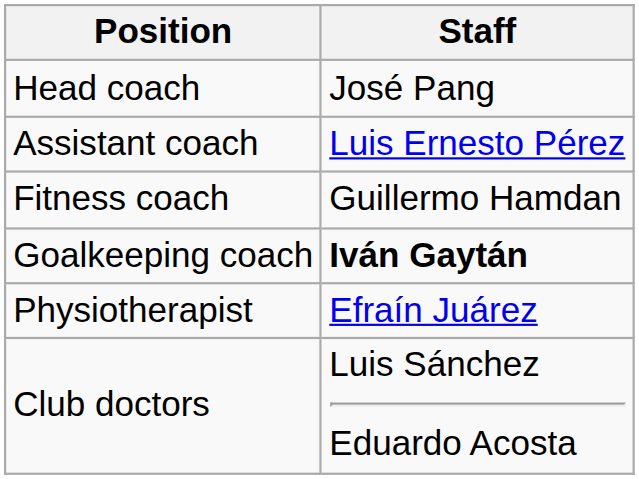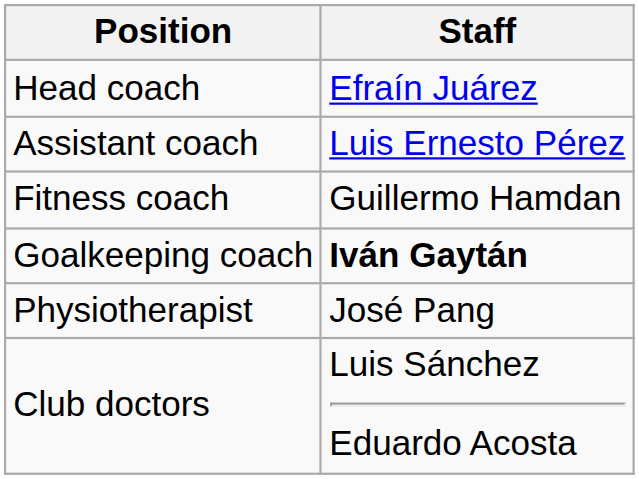(412, 87) José Pang -> (434, 87) Efraín Juárez
(434, 310) Efraín Juárez -> (412, 310) José Pang
